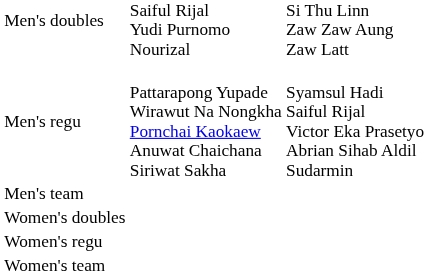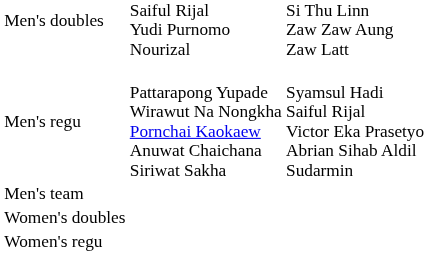- row: (55, 265)
